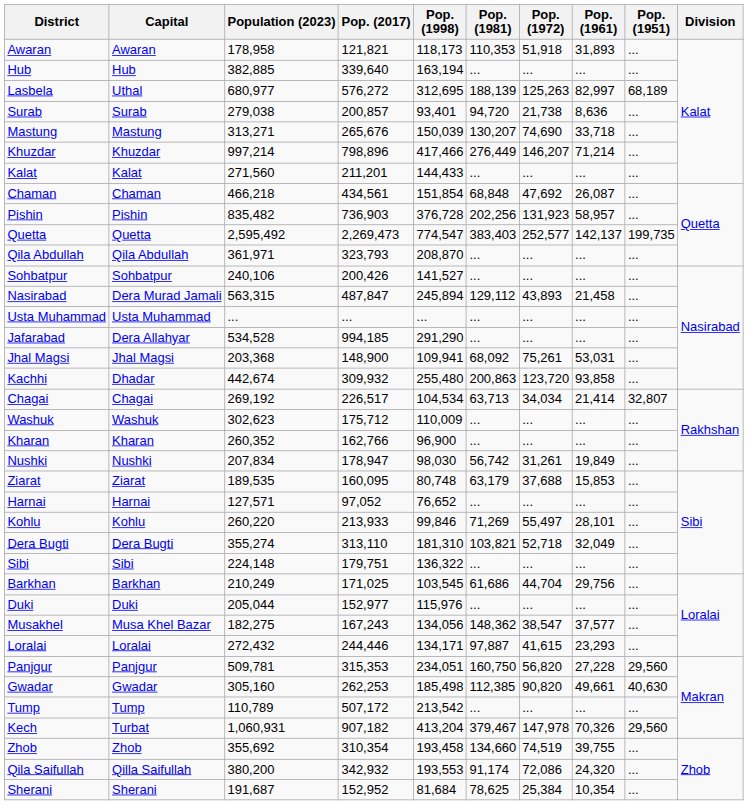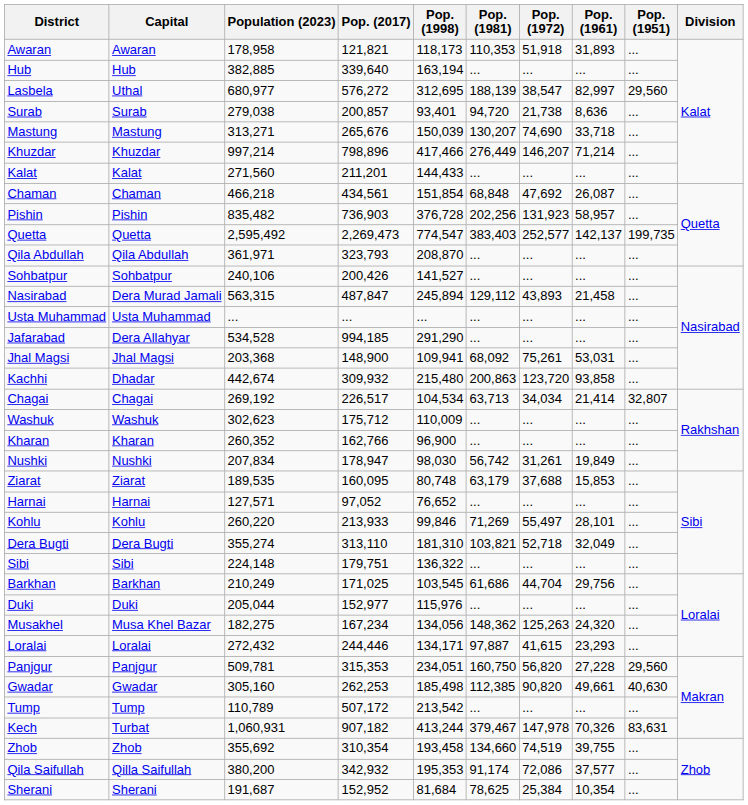(546, 91) 125,263 -> (542, 91) 38,547
(648, 91) 68,189 -> (648, 91) 29,560
(440, 378) 255,480 -> (440, 378) 215,480
(365, 625) 167,243 -> (365, 625) 167,234
(542, 625) 38,547 -> (546, 625) 125,263
(595, 625) 37,577 -> (595, 625) 24,320
(440, 728) 413,204 -> (440, 728) 413,244
(648, 728) 29,560 -> (648, 728) 83,631
(440, 769) 193,553 -> (440, 769) 195,353
(595, 769) 24,320 -> (595, 769) 37,577
